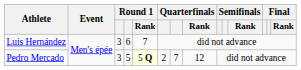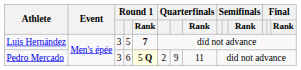(128, 42) 6 -> (128, 42) 5
(145, 42) normal -> (145, 42) bold
(128, 58) 5 -> (128, 58) 6
(176, 58) 7 -> (176, 58) 9
(199, 58) 12 -> (199, 58) 11
